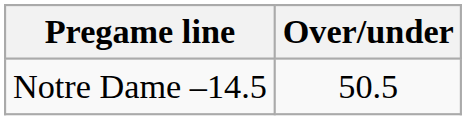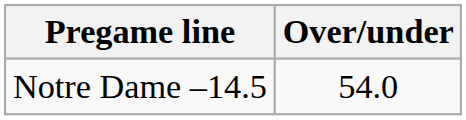(368, 85) 50.5 -> (368, 85) 54.0
